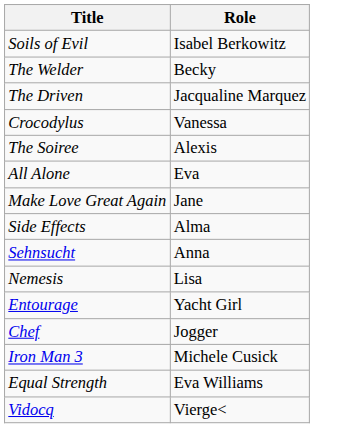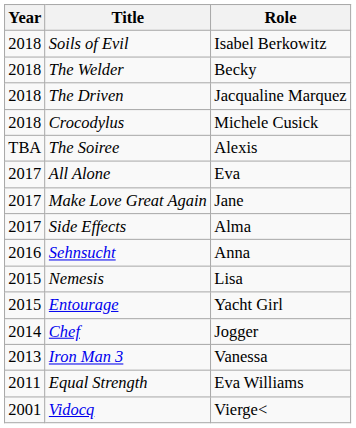+ column: (25, 17)
(200, 122) Vanessa -> (266, 122) Michele Cusick
(226, 357) Michele Cusick -> (241, 357) Vanessa
